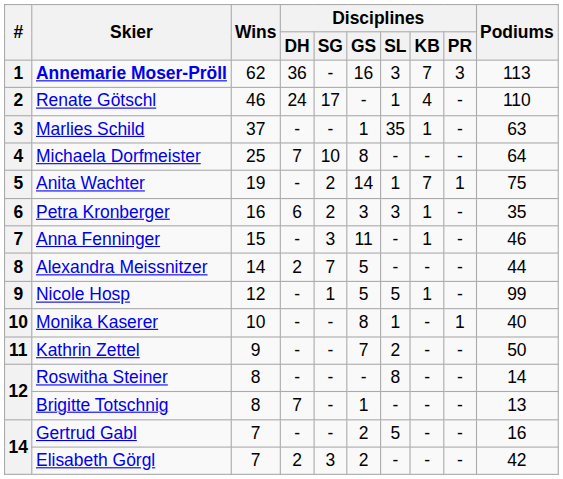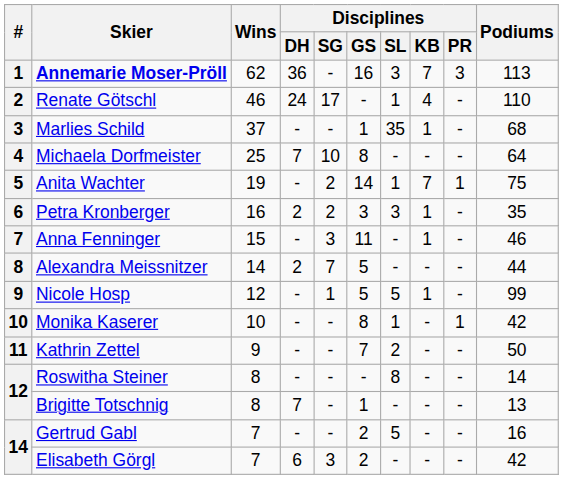(517, 128) 63 -> (517, 128) 68
(297, 211) 6 -> (297, 211) 2
(517, 322) 40 -> (517, 322) 42
(297, 460) 2 -> (297, 460) 6
